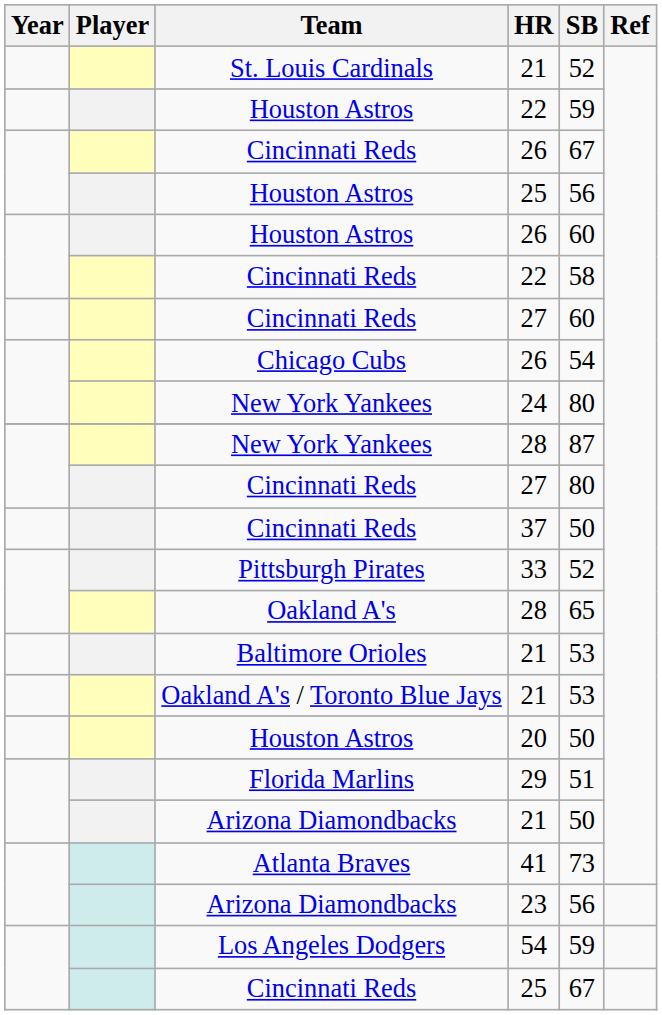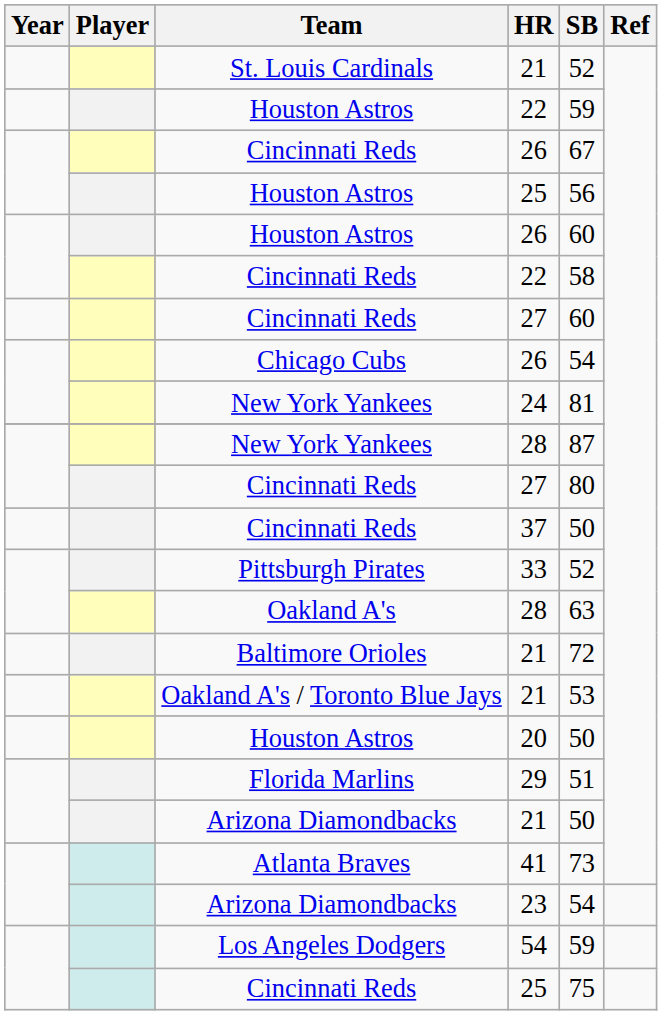(582, 402) 80 -> (582, 402) 81
(582, 611) 65 -> (582, 611) 63
(582, 653) 53 -> (582, 653) 72
(582, 904) 56 -> (582, 904) 54
(582, 988) 67 -> (582, 988) 75
